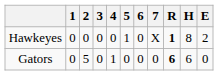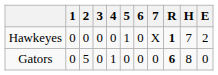(189, 37) 8 -> (189, 37) 7
(189, 59) 6 -> (189, 59) 8
